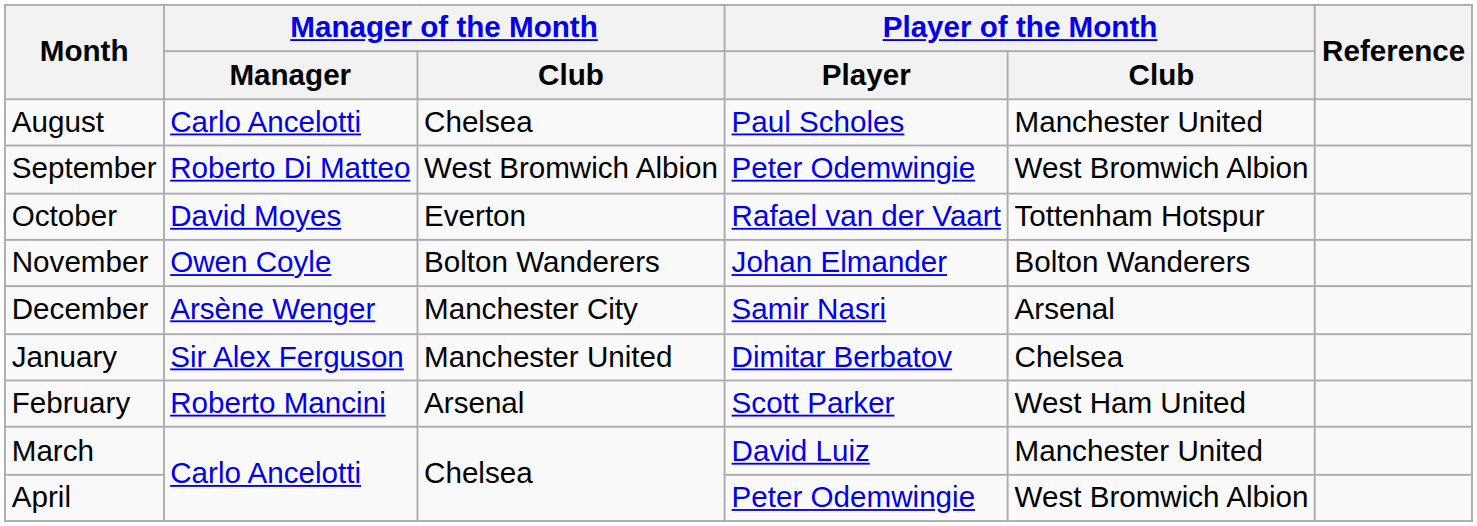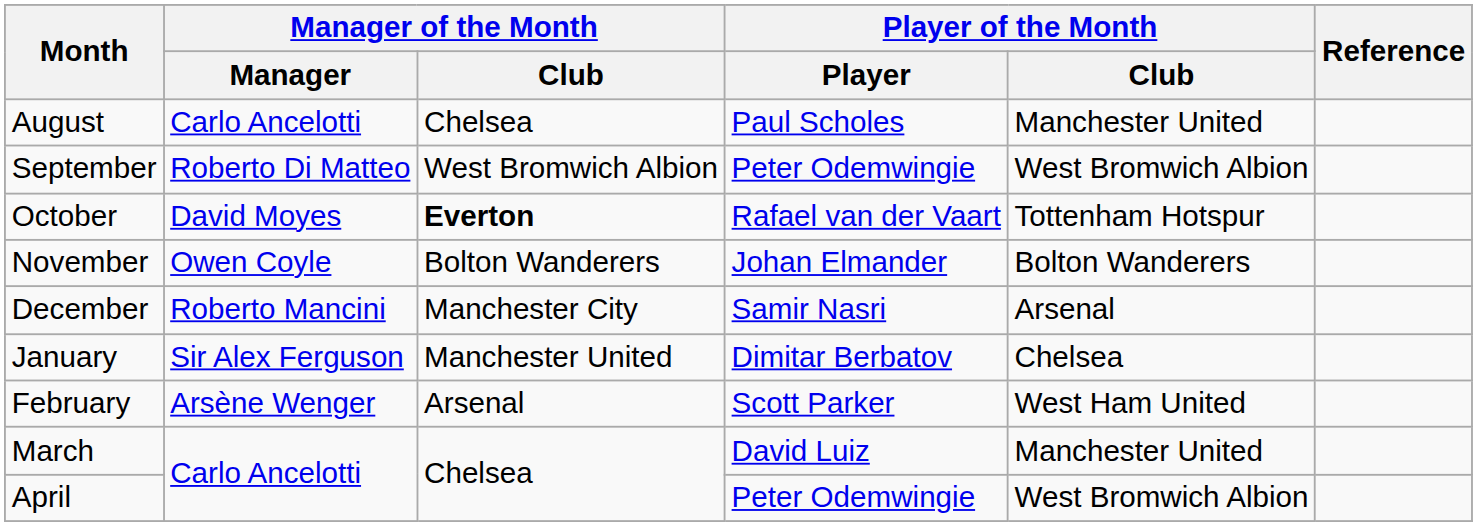(475, 215) normal -> (479, 215) bold
(273, 309) Arsène Wenger -> (278, 309) Roberto Mancini
(278, 403) Roberto Mancini -> (273, 403) Arsène Wenger
